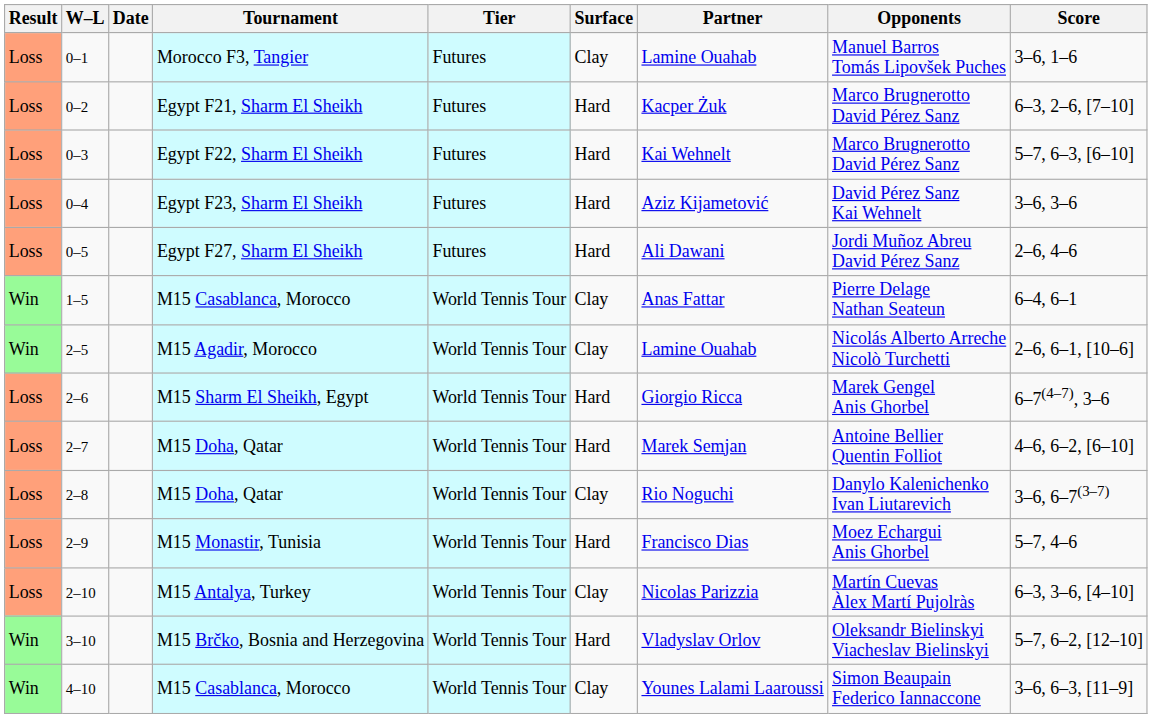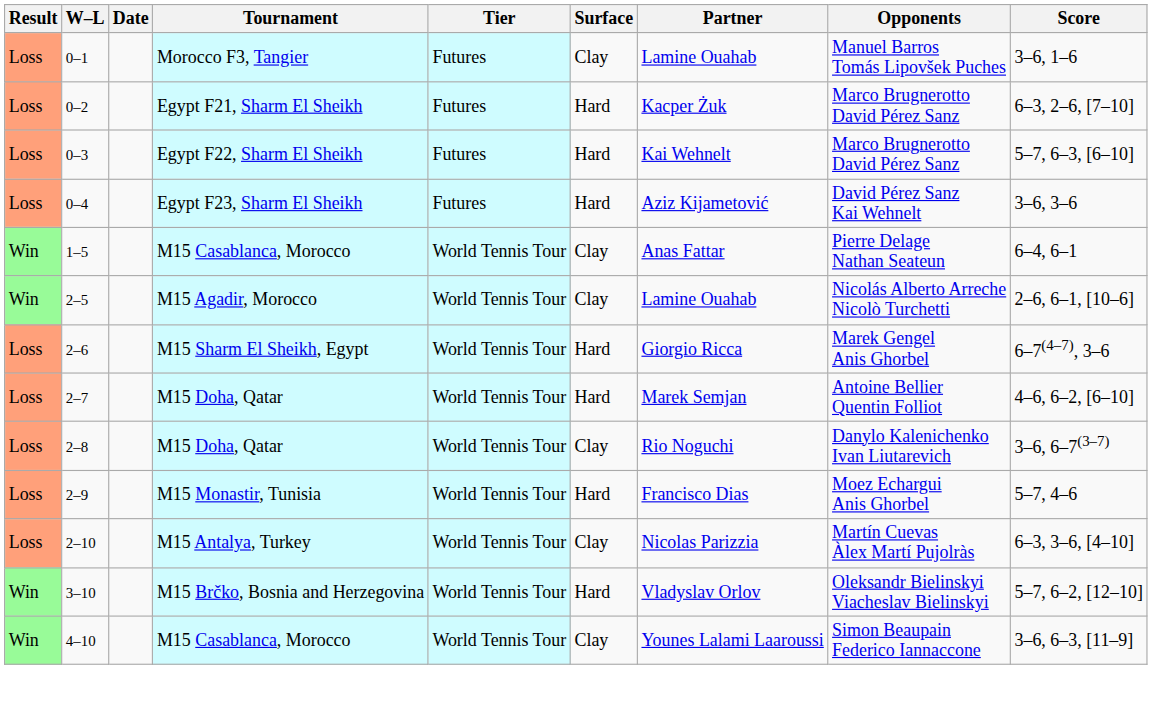- row: (77, 252)
